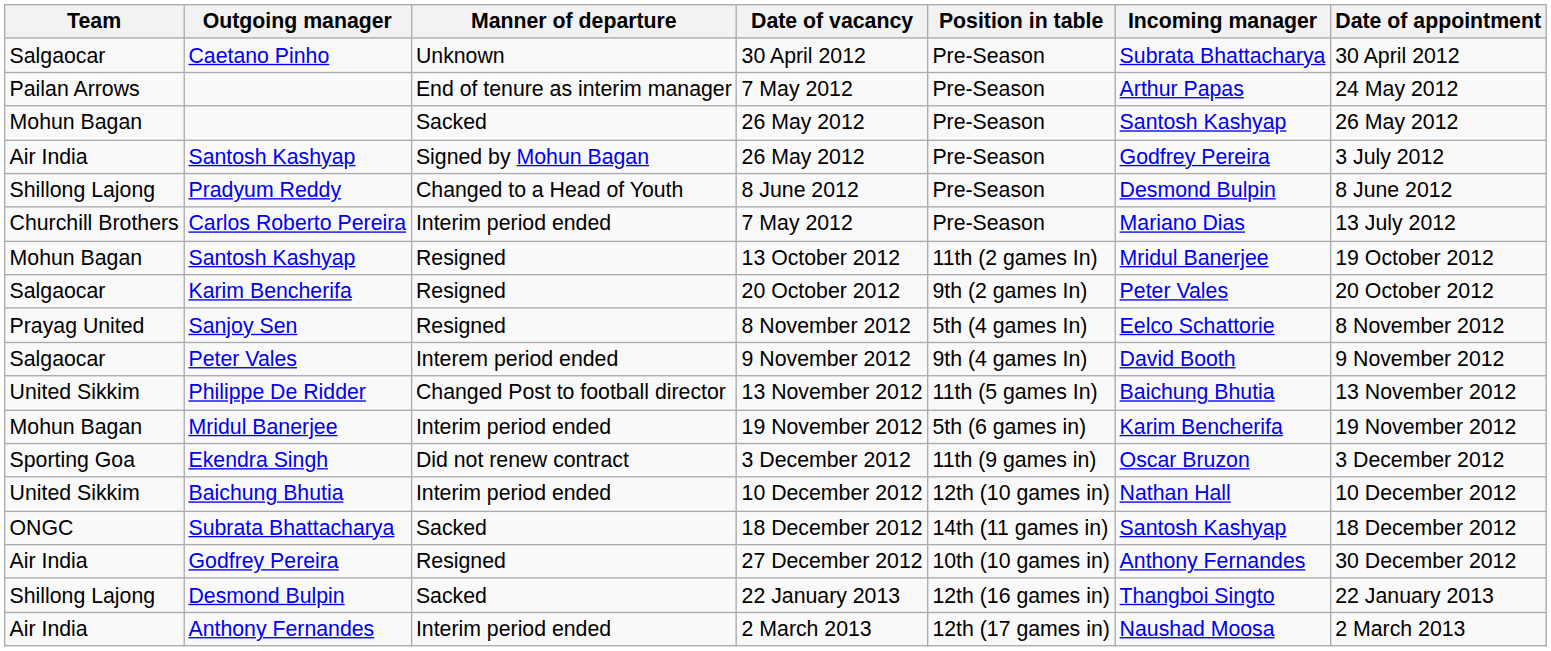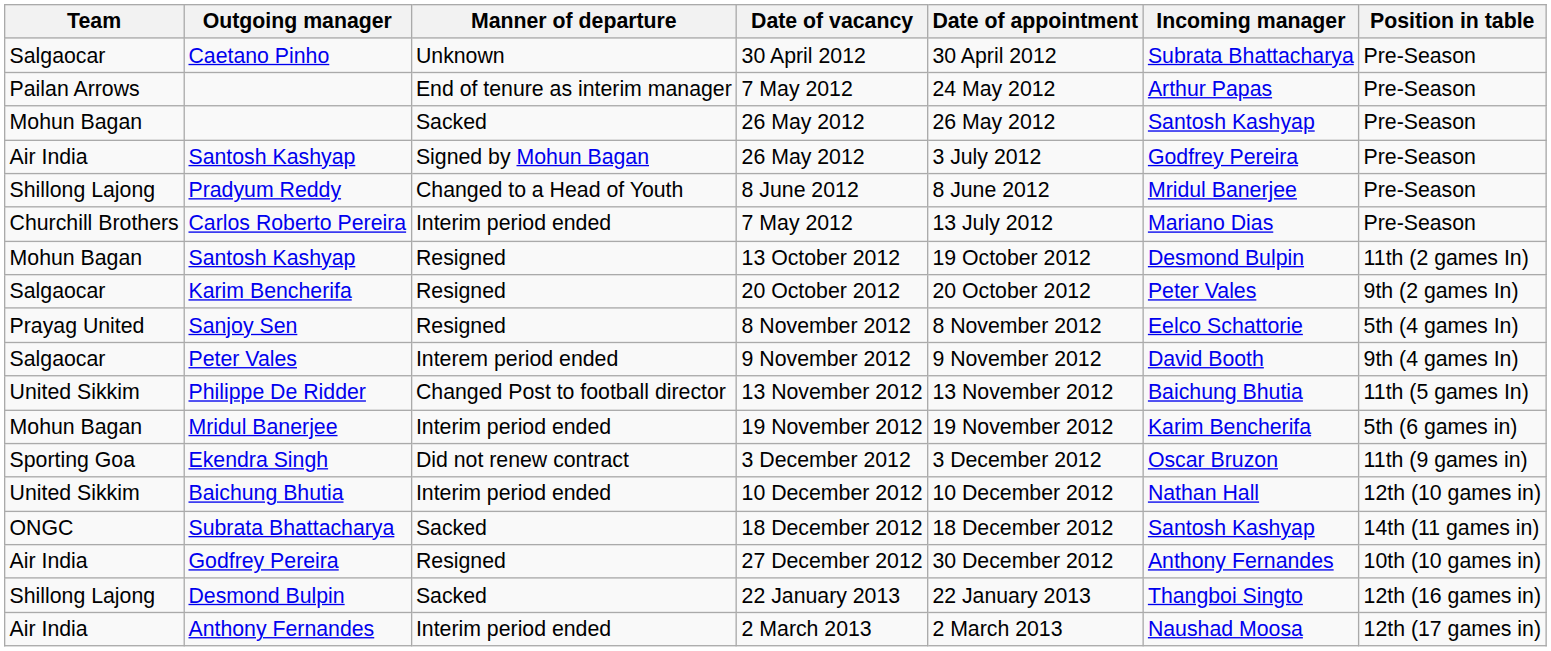columns swapped: (1021, 21) <-> (1438, 21)
(1198, 190) Desmond Bulpin -> (1222, 190) Mridul Banerjee
(1194, 257) Mridul Banerjee -> (1226, 257) Desmond Bulpin
